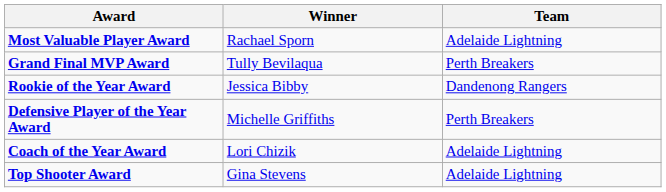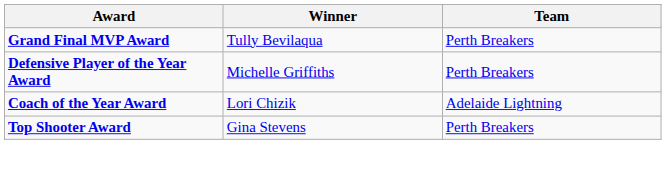- row: (99, 39)
- row: (89, 87)
(504, 174) Adelaide Lightning -> (490, 127) Perth Breakers
